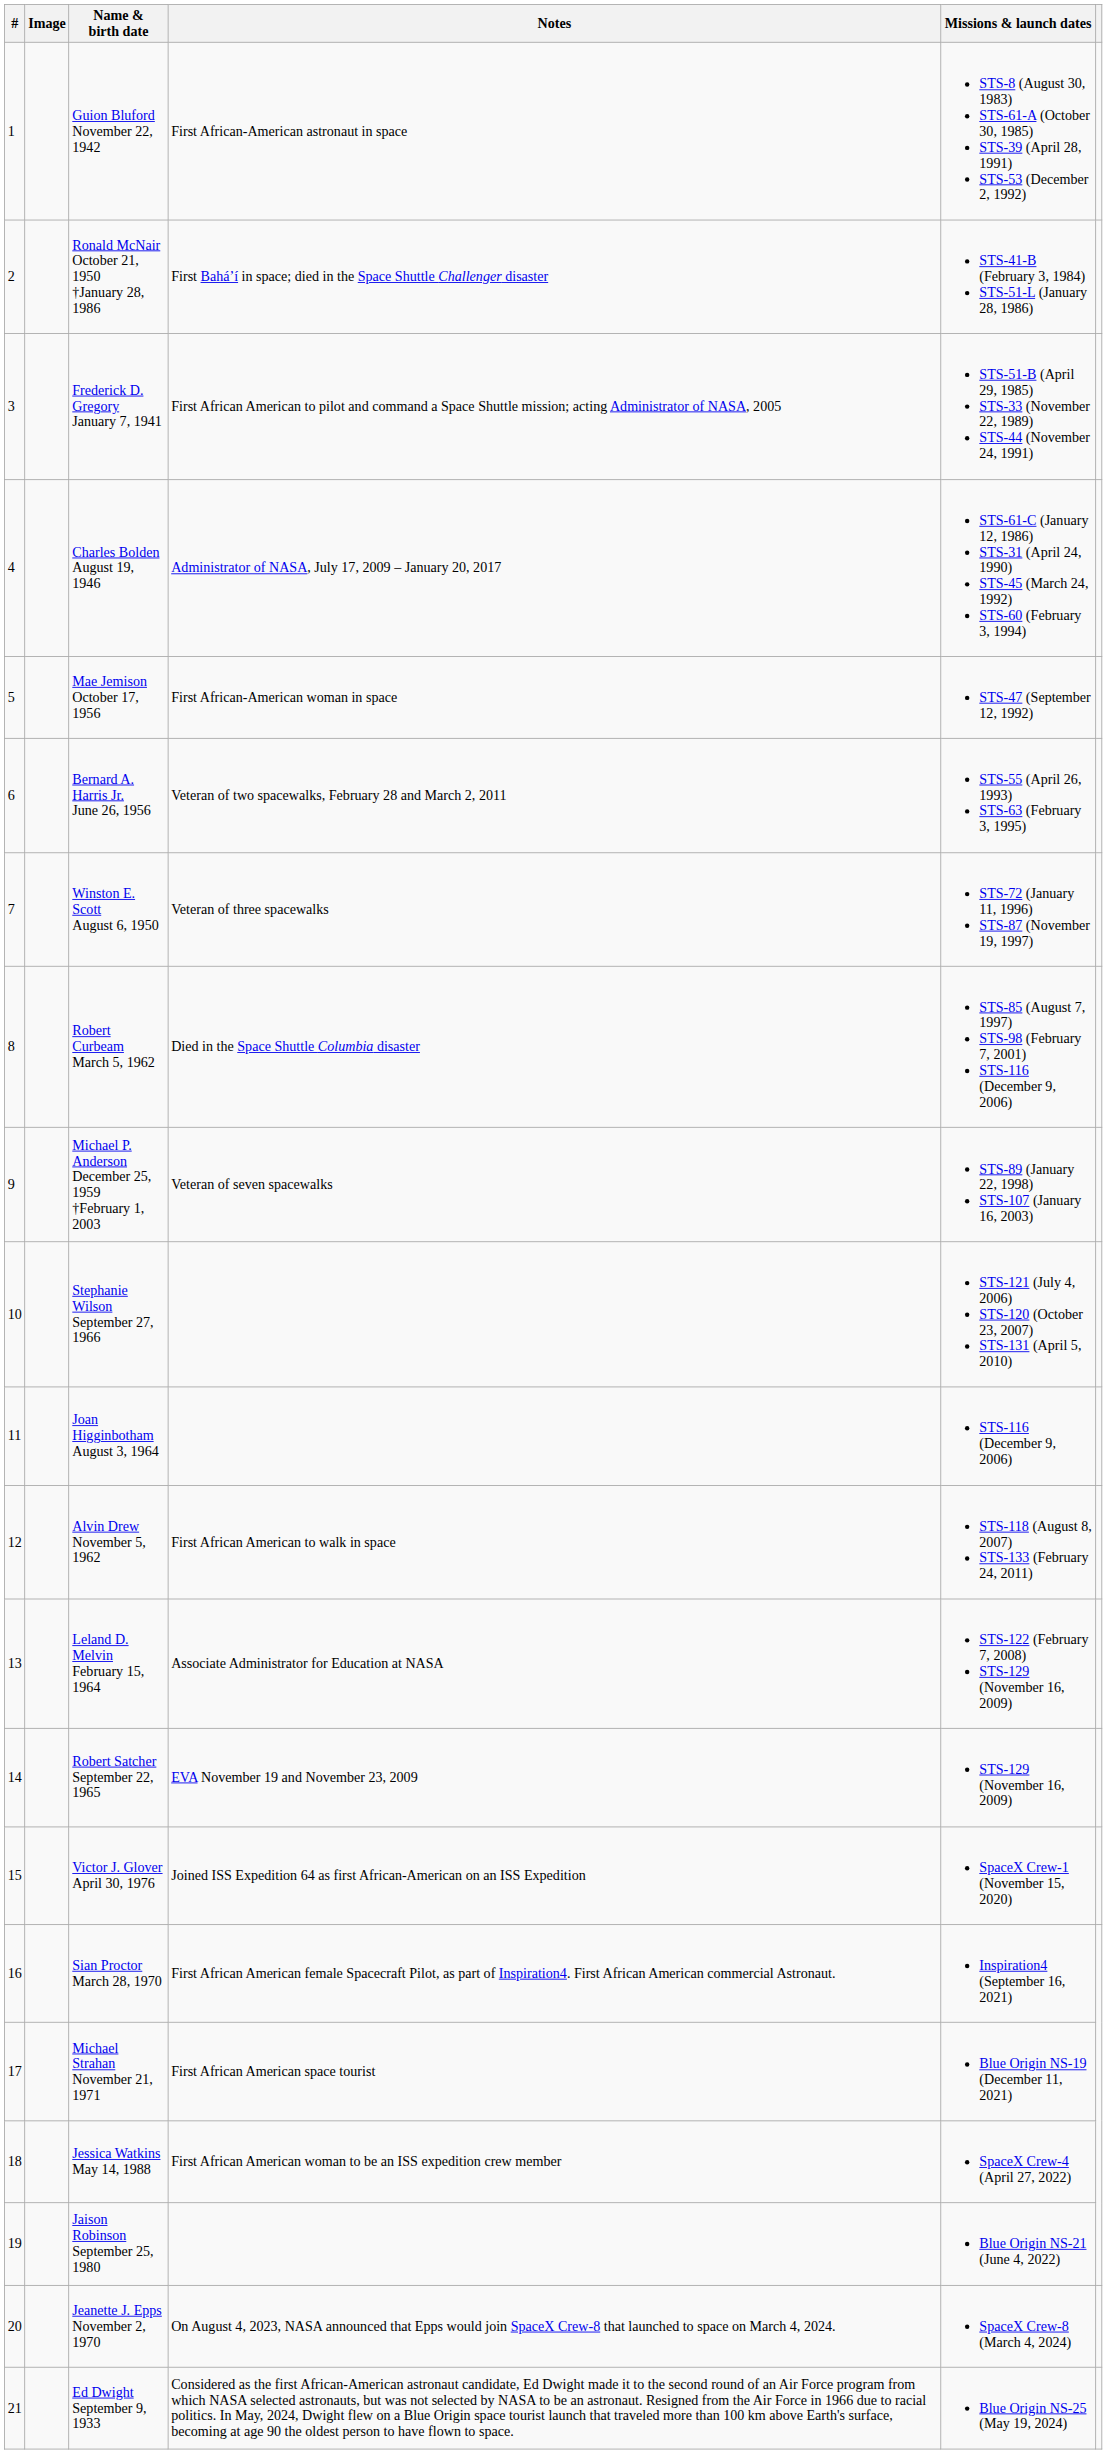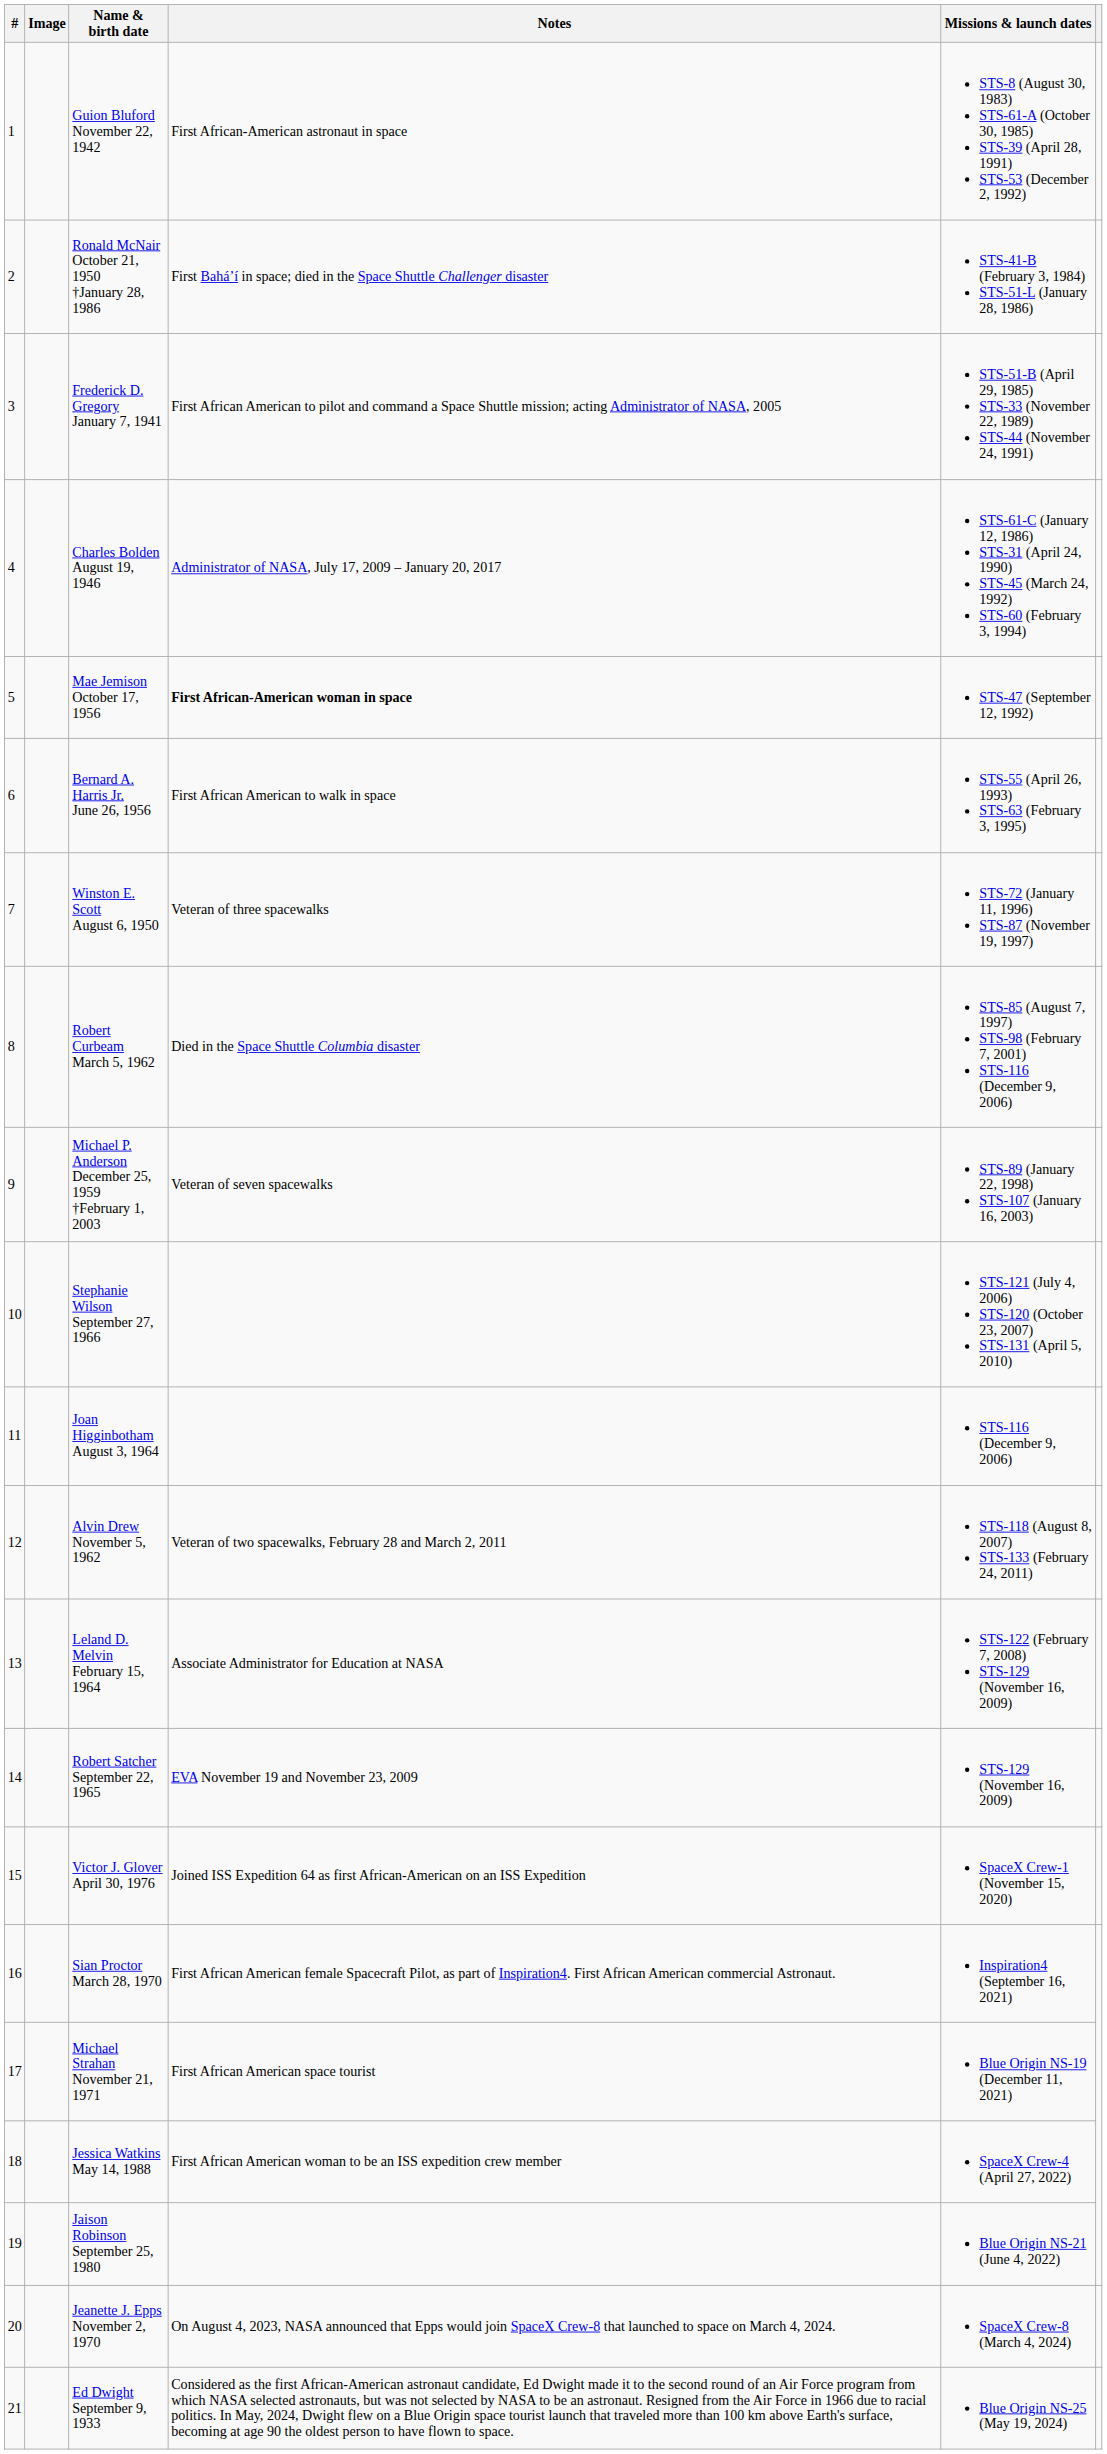(284, 697) normal -> (292, 697) bold
(339, 795) Veteran of two spacewalks, February 28 and March 2, 2011 -> (283, 795) First African American to walk in space
(283, 1542) First African American to walk in space -> (339, 1542) Veteran of two spacewalks, February 28 and March 2, 2011
